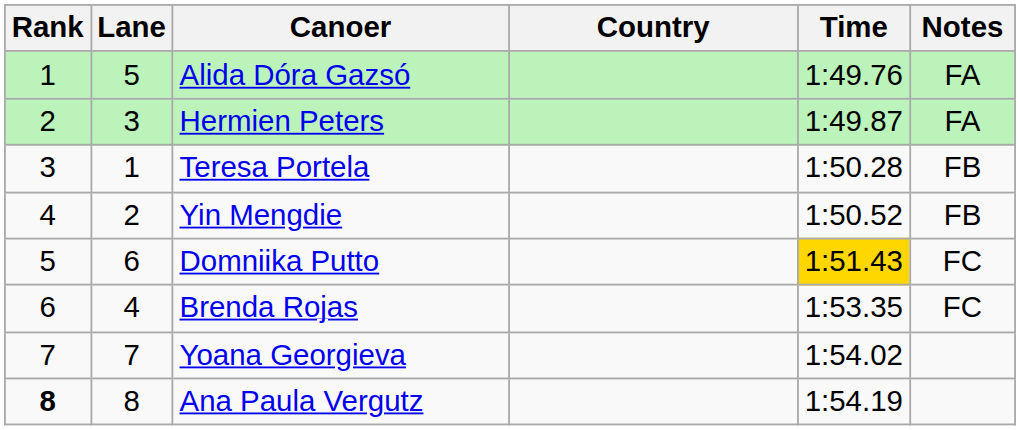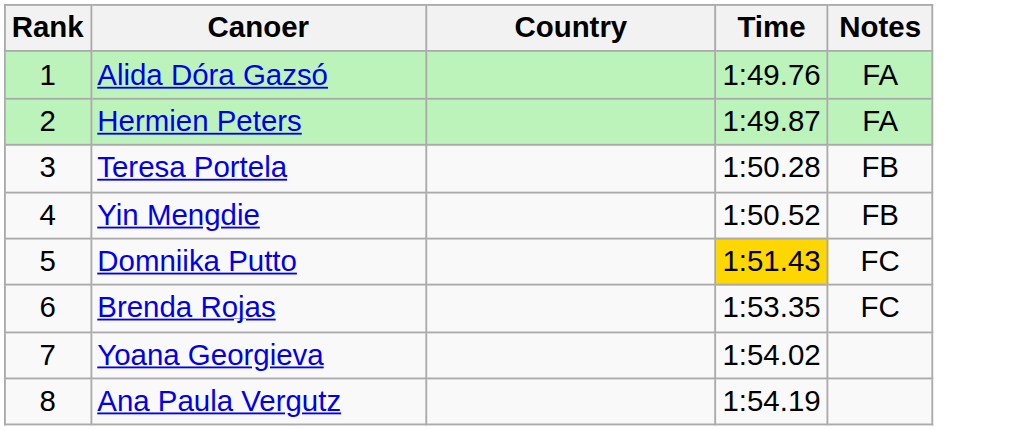- column: (132, 27)
(48, 401) bold -> (48, 401) normal
